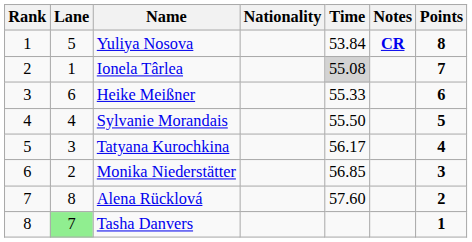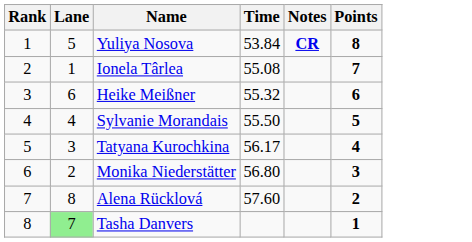- column: (282, 17)
(347, 69) lightgrey background -> (262, 69) no background
(347, 95) 55.33 -> (262, 95) 55.32
(347, 172) 56.85 -> (262, 172) 56.80
